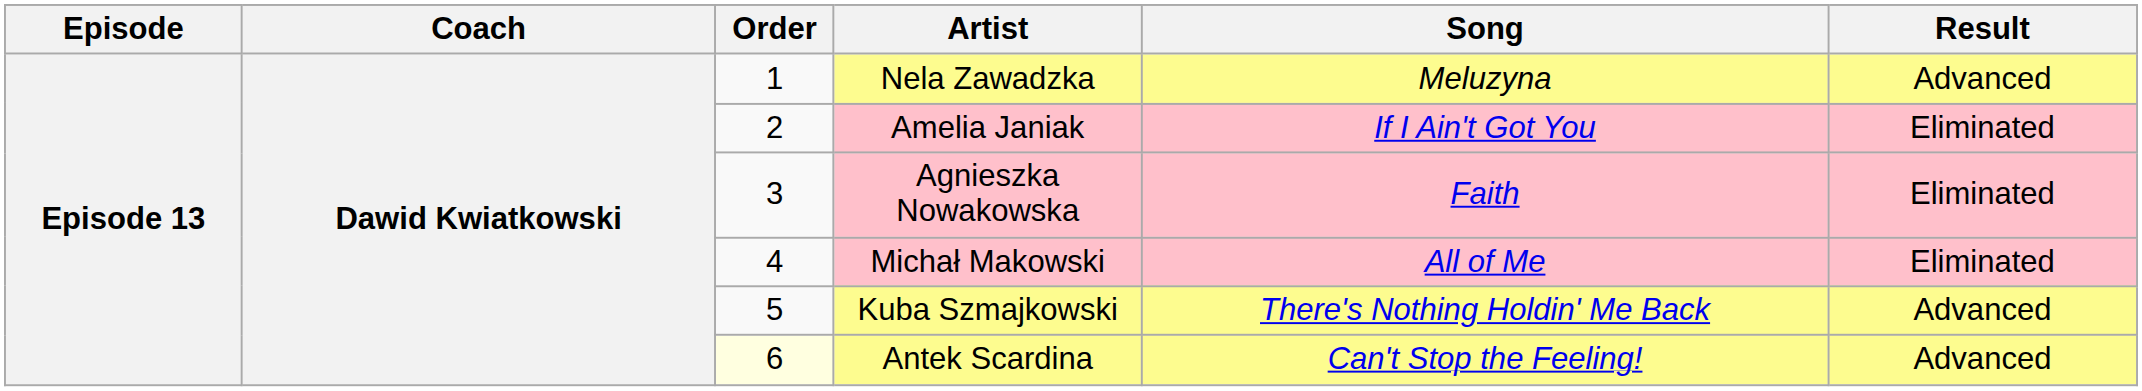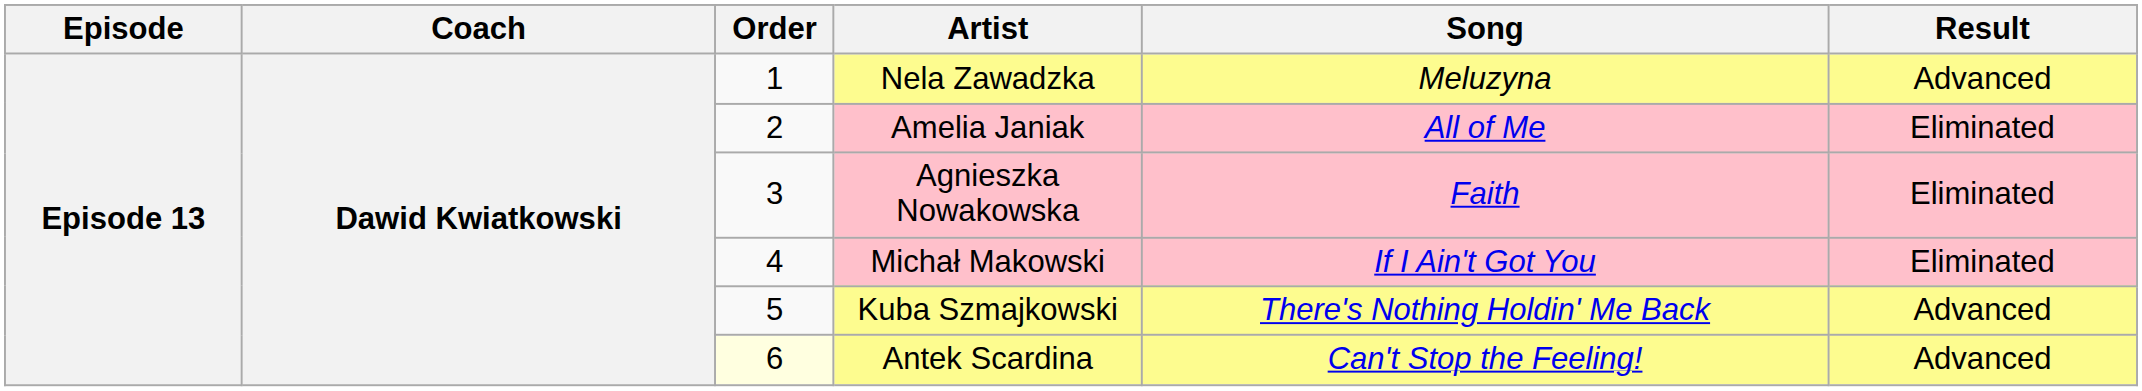(1485, 127) If I Ain't Got You -> (1485, 127) All of Me
(1485, 260) All of Me -> (1485, 260) If I Ain't Got You
